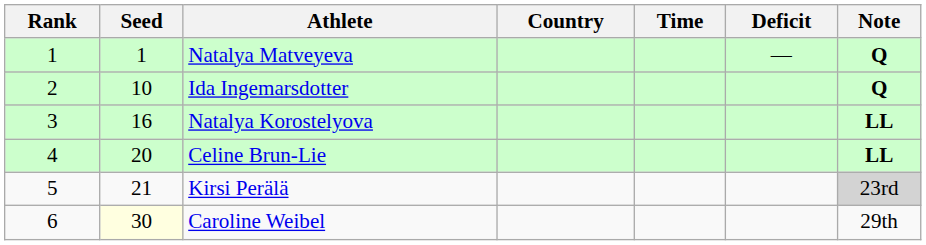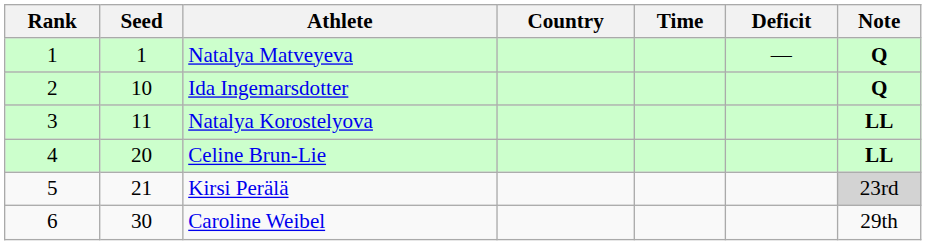(142, 121) 16 -> (142, 121) 11
(142, 222) lightyellow background -> (142, 222) no background
